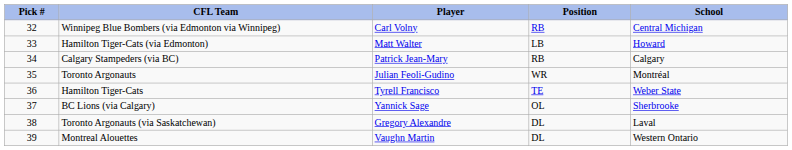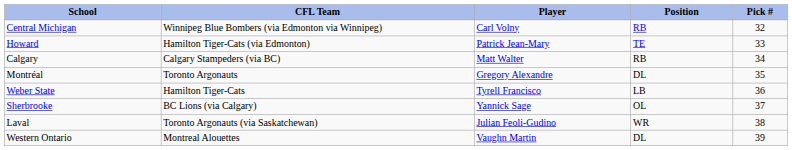columns swapped: (32, 12) <-> (709, 12)
(398, 43) Matt Walter -> (513, 43) Patrick Jean-Mary
(538, 43) LB -> (639, 43) TE
(411, 59) Patrick Jean-Mary -> (500, 59) Matt Walter
(414, 75) Julian Feoli-Gudino -> (515, 75) Gregory Alexandre
(539, 75) WR -> (640, 75) DL
(537, 91) TE -> (639, 91) LB
(413, 122) Gregory Alexandre -> (516, 122) Julian Feoli-Gudino
(538, 122) DL -> (641, 122) WR
